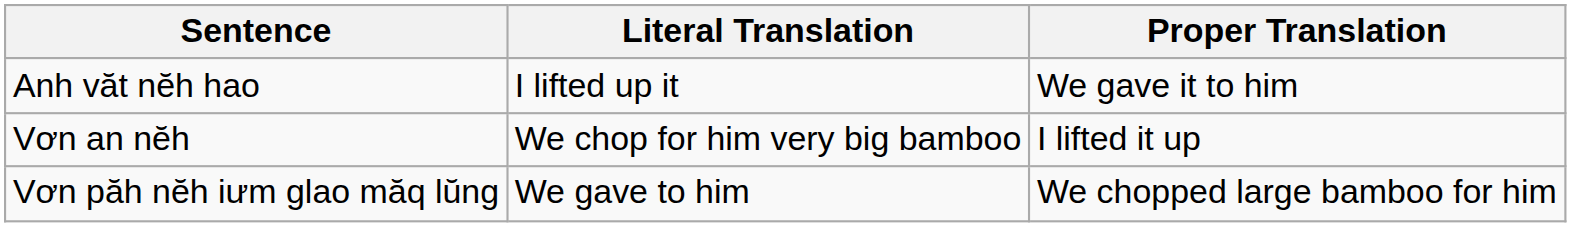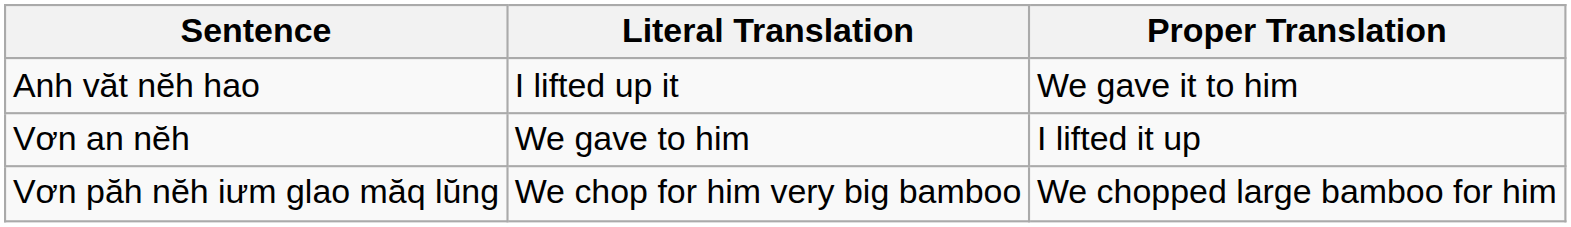(768, 138) We chop for him very big bamboo -> (632, 138) We gave to him
(632, 192) We gave to him -> (768, 192) We chop for him very big bamboo
